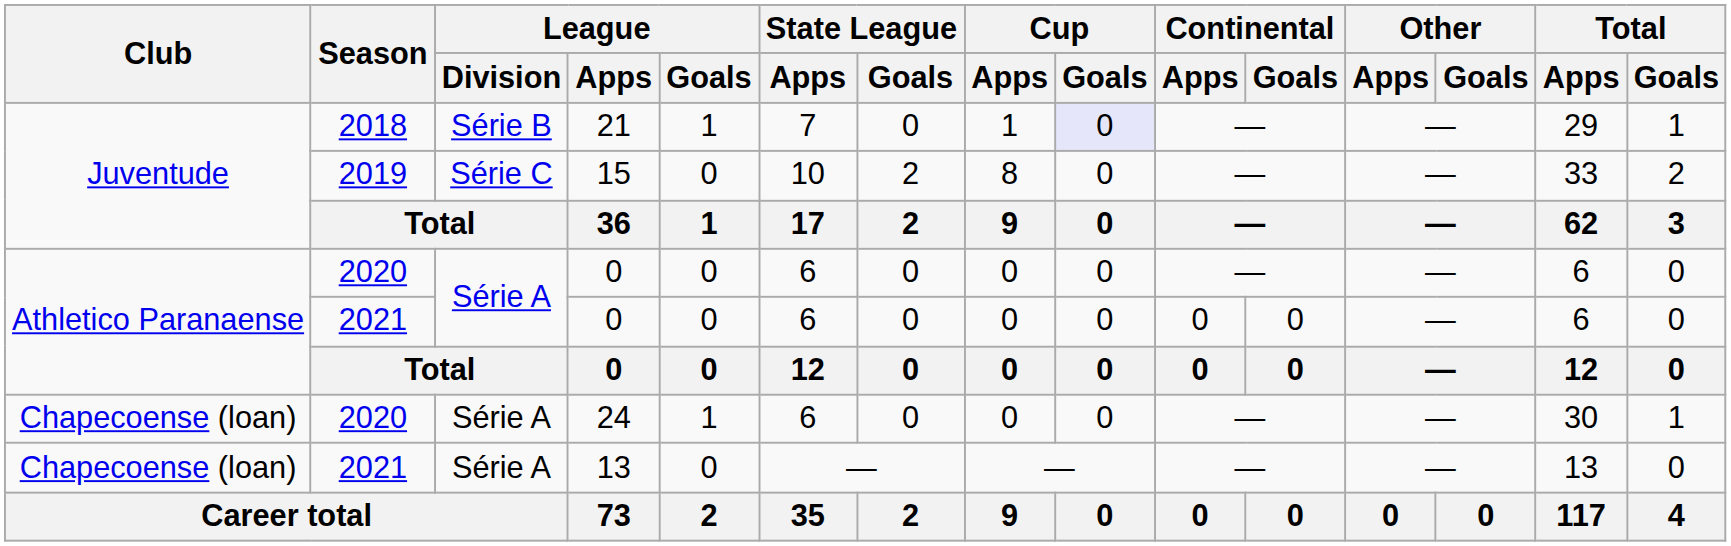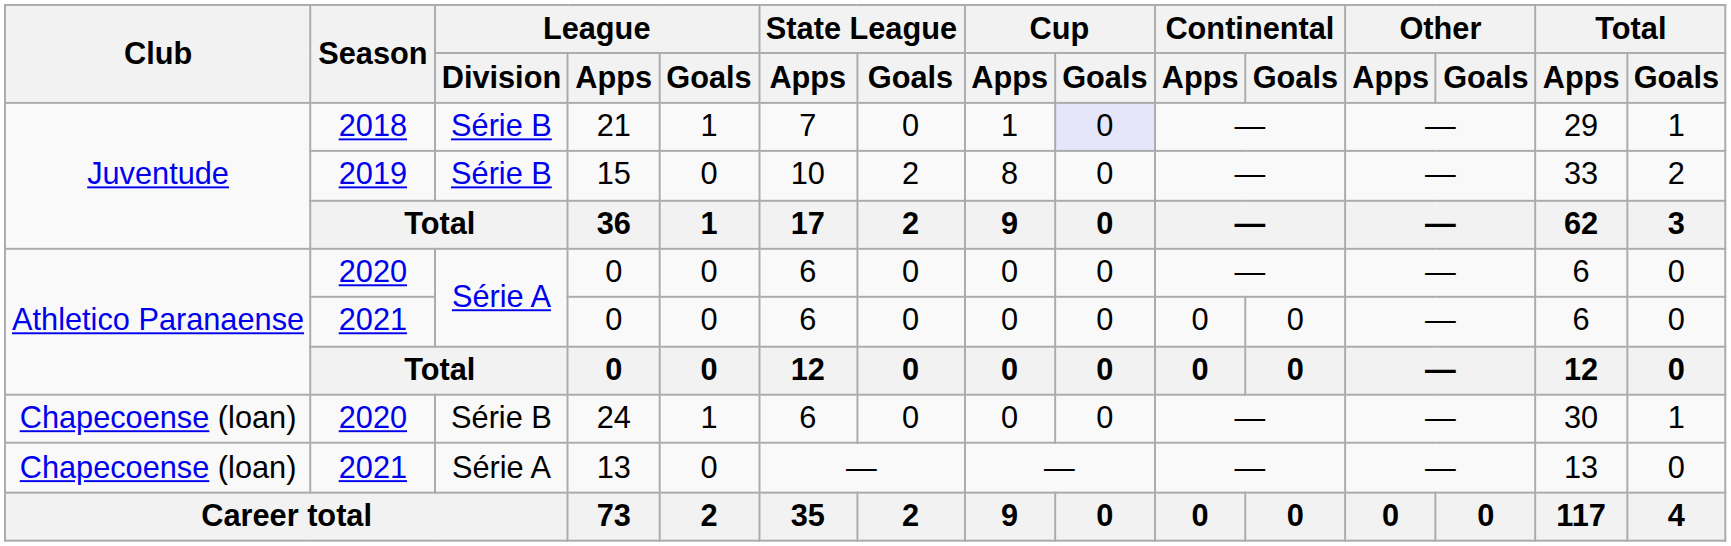(501, 175) Série C -> (501, 175) Série B
(501, 418) Série A -> (501, 418) Série B
